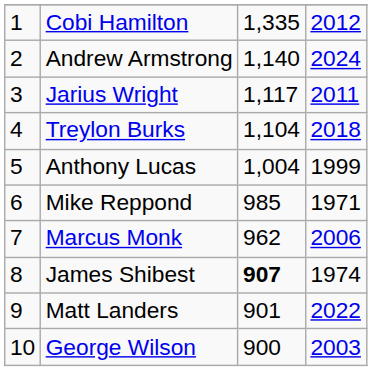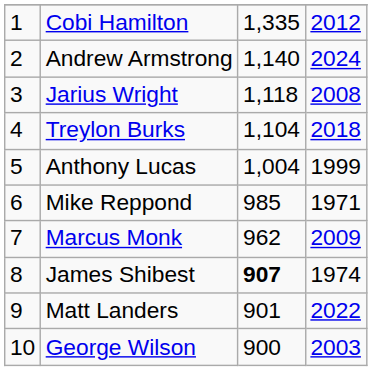(271, 94) 1,117 -> (271, 94) 1,118
(335, 94) 2011 -> (336, 94) 2008
(336, 238) 2006 -> (336, 238) 2009
